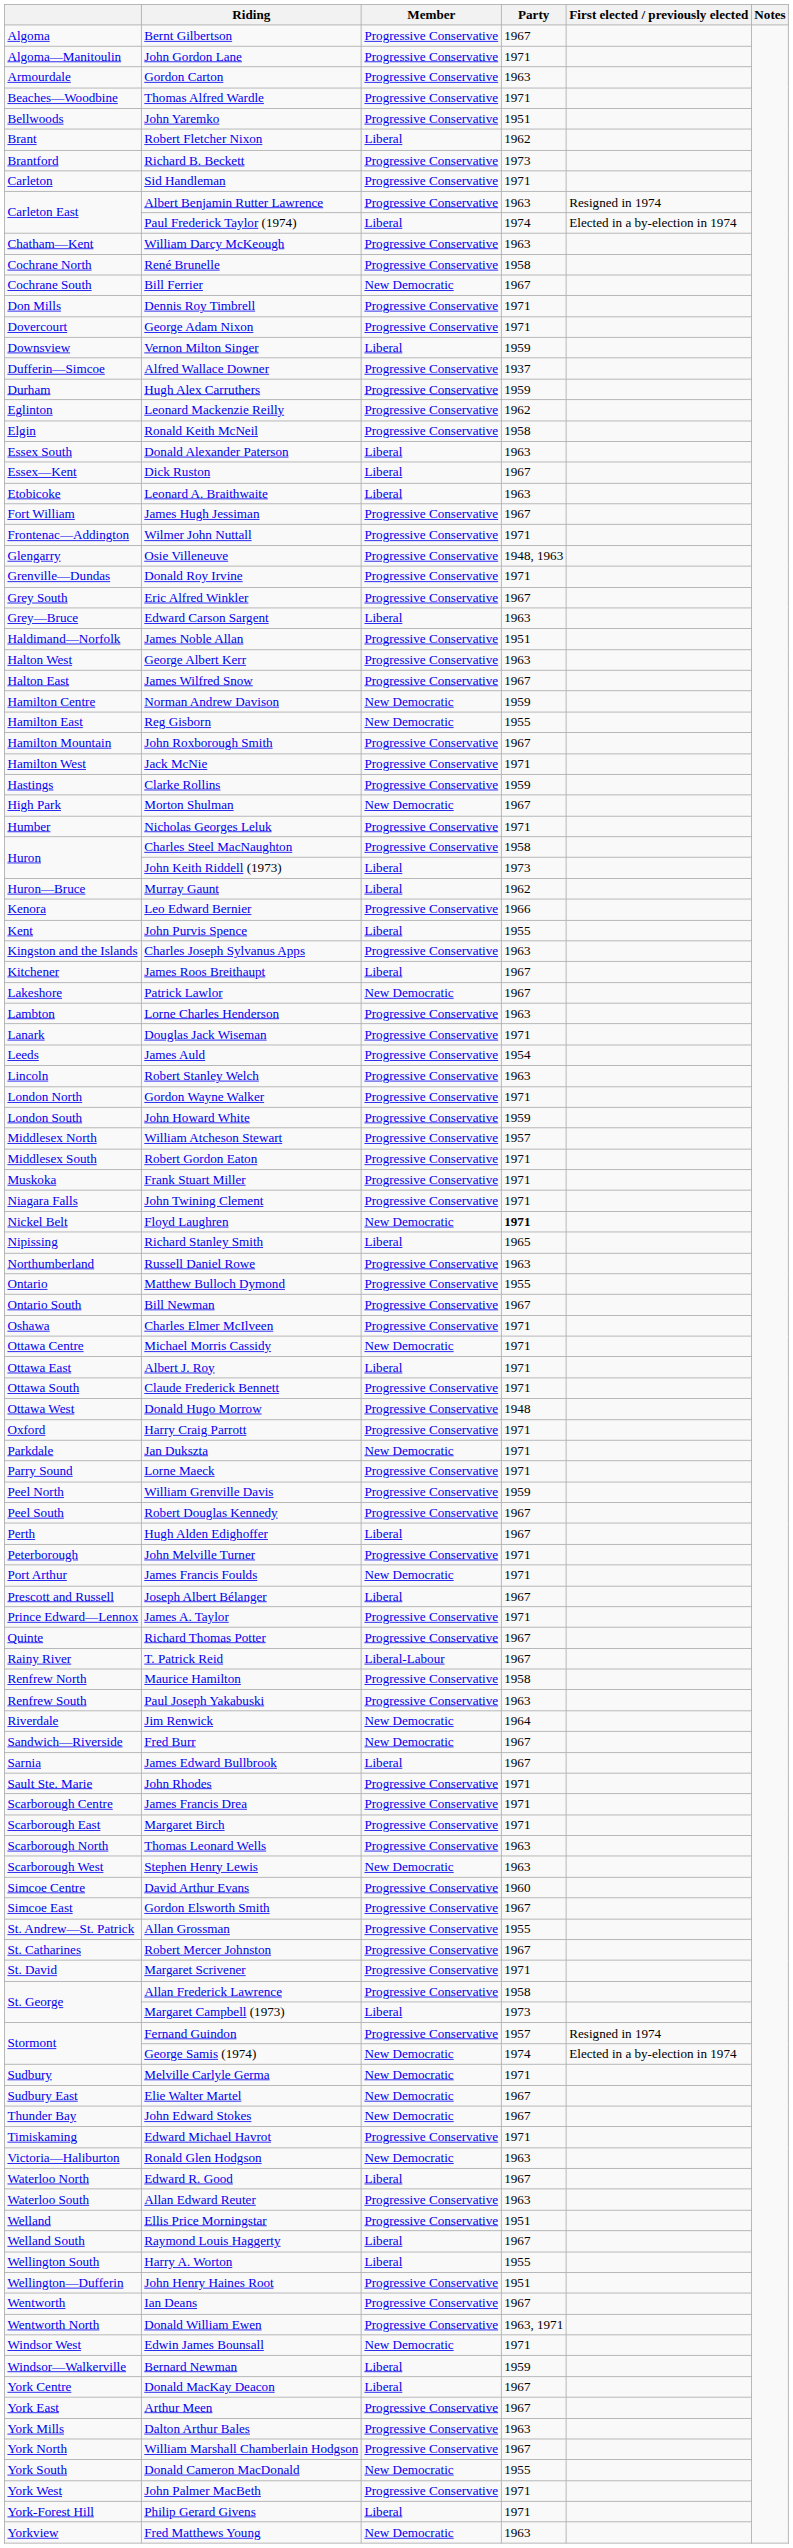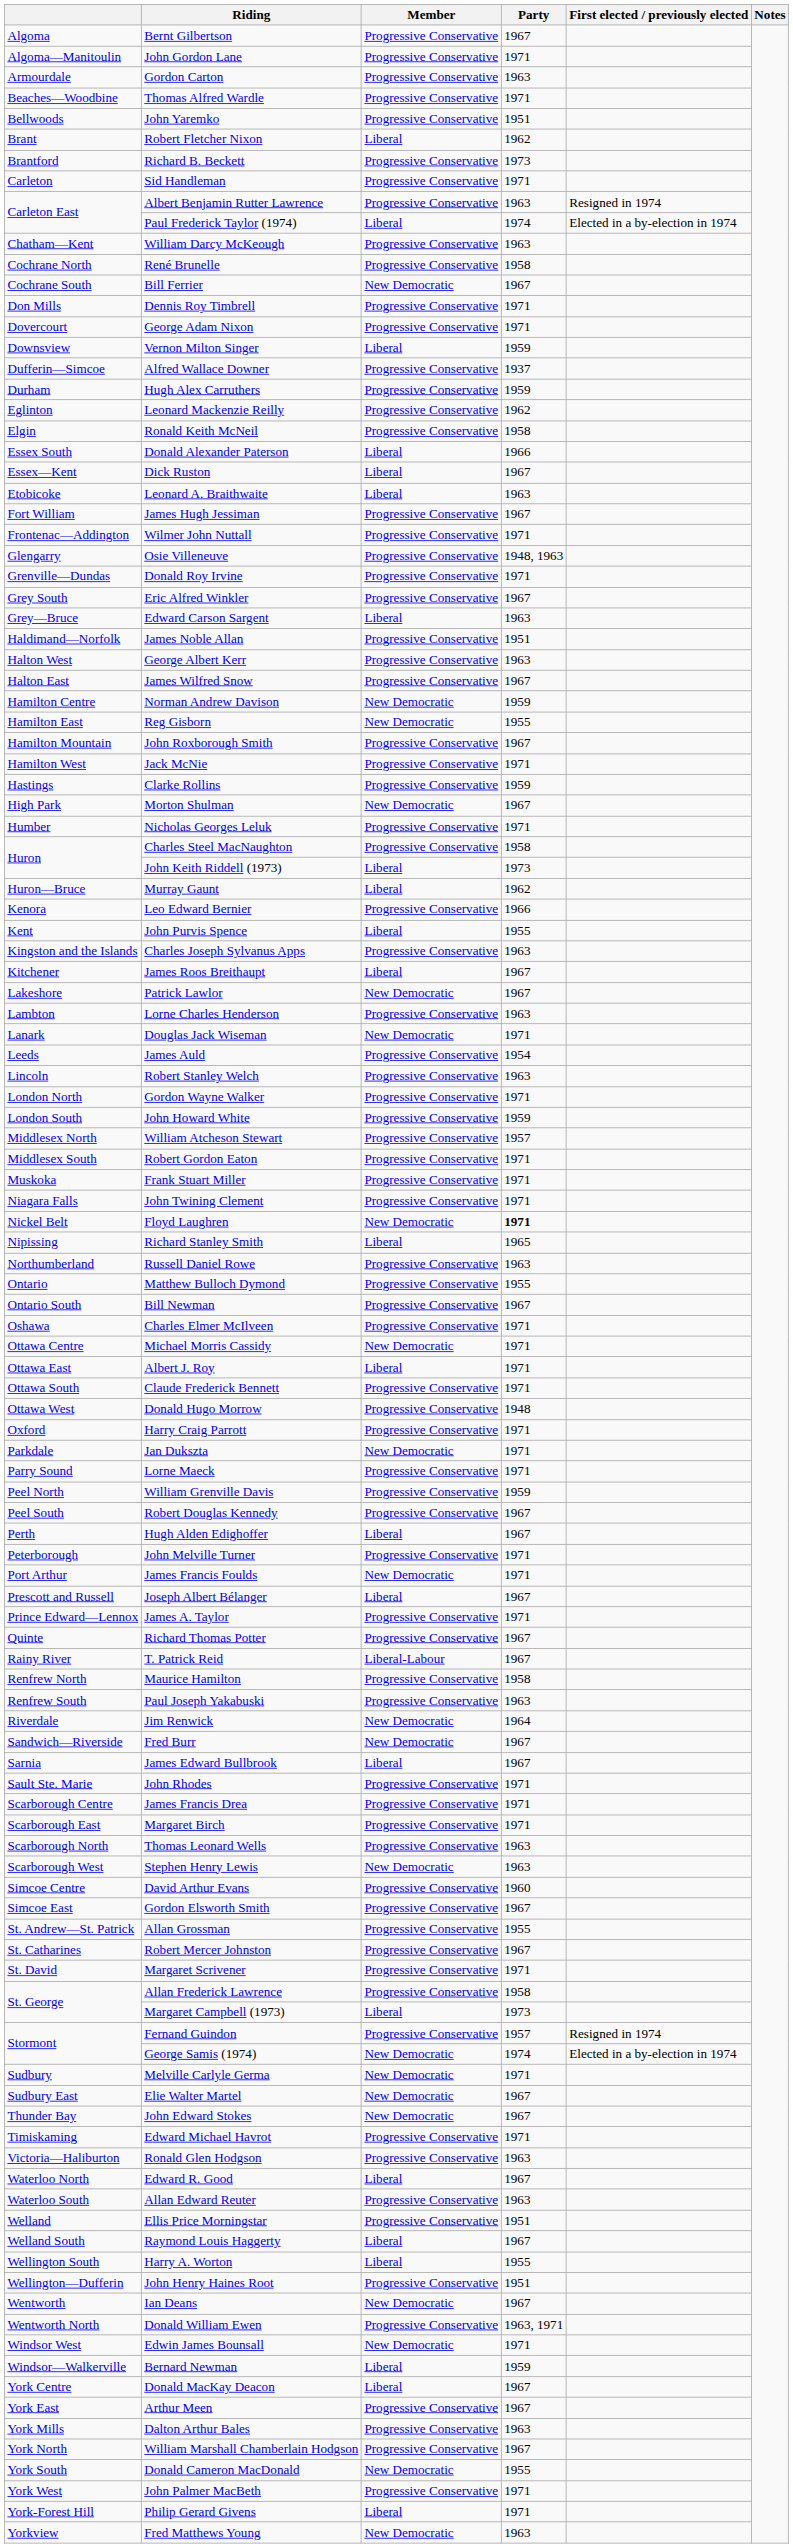(517, 451) 1963 -> (517, 451) 1966
(431, 1034) Progressive Conservative -> (409, 1034) New Democratic
(409, 2158) New Democratic -> (431, 2158) Progressive Conservative
(431, 2303) Progressive Conservative -> (409, 2303) New Democratic
